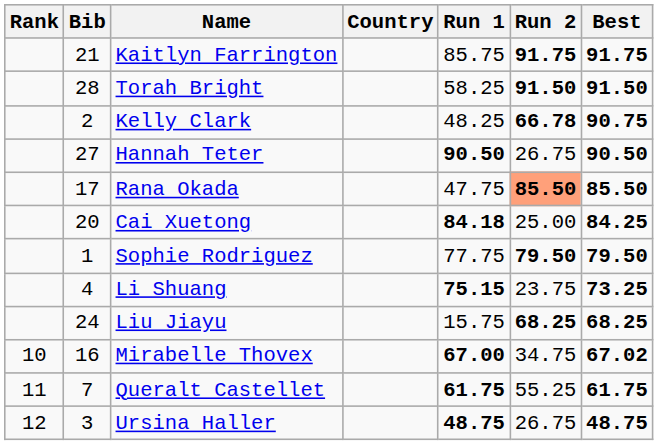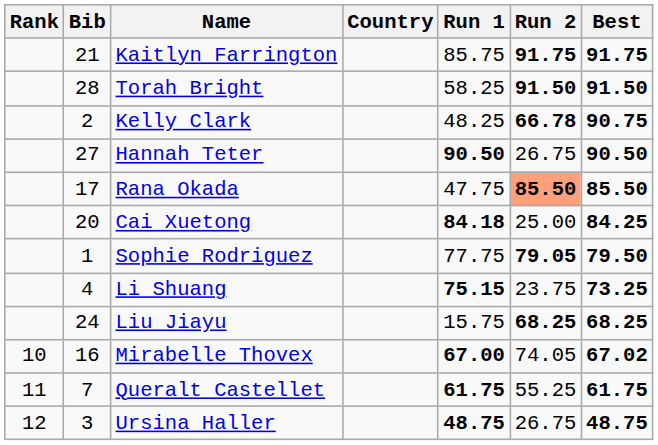(546, 256) 79.50 -> (546, 256) 79.05
(546, 356) 34.75 -> (546, 356) 74.05
